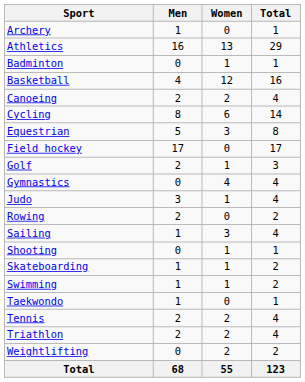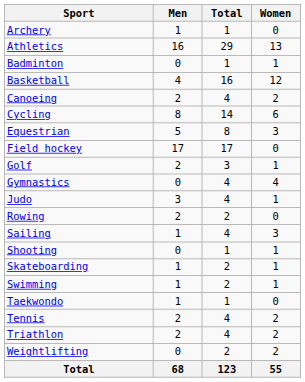columns swapped: (227, 13) <-> (276, 13)
